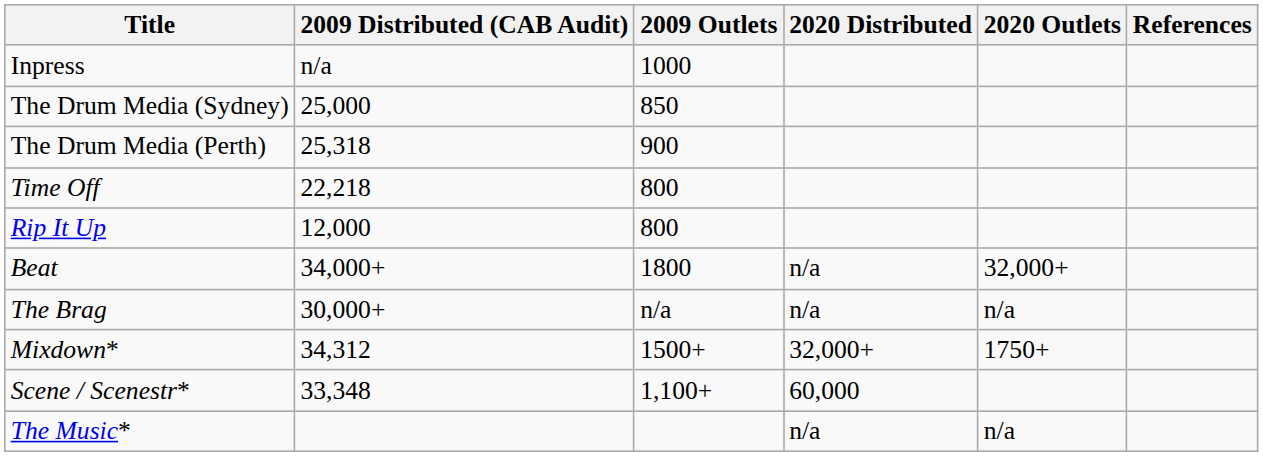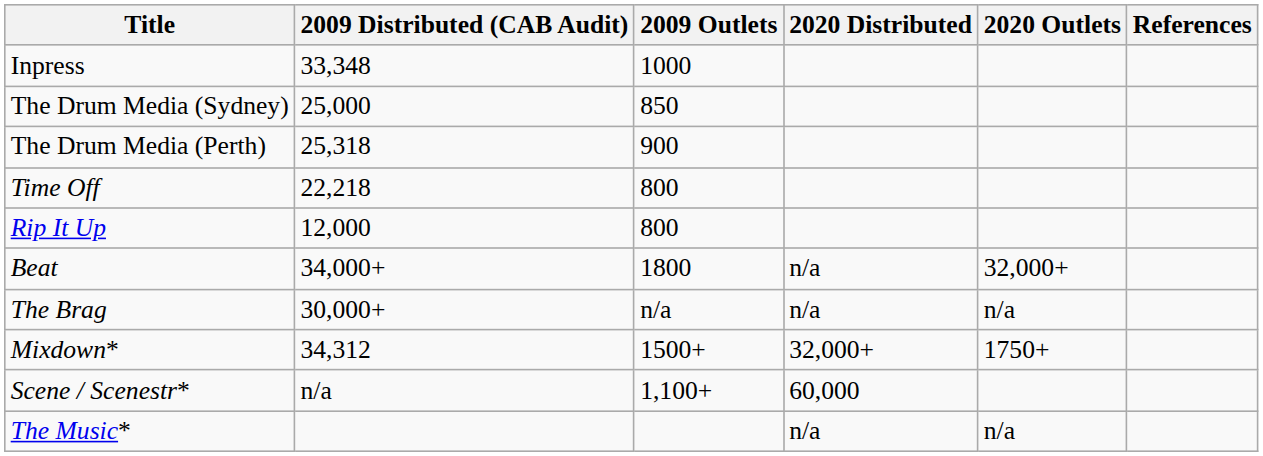(316, 65) n/a -> (336, 65) 33,348
(336, 390) 33,348 -> (316, 390) n/a
